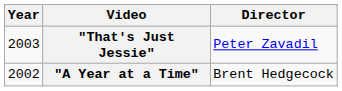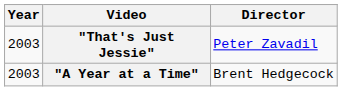(24, 75) 2002 -> (24, 75) 2003
